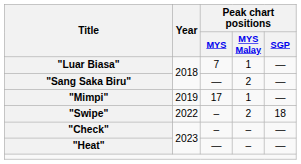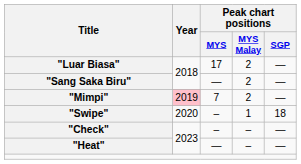(216, 65) 7 -> (216, 65) 17
(248, 65) 1 -> (248, 65) 2
(187, 97) no background -> (187, 97) pink background
(216, 97) 17 -> (216, 97) 7
(248, 97) 1 -> (248, 97) 2
(187, 113) 2022 -> (187, 113) 2020
(248, 113) 2 -> (248, 113) 1
